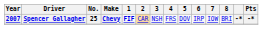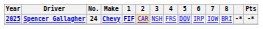(13, 19) 2007 -> (13, 19) 2025
(94, 19) 25 -> (94, 19) 24
(185, 19) no background -> (185, 19) lavender background
